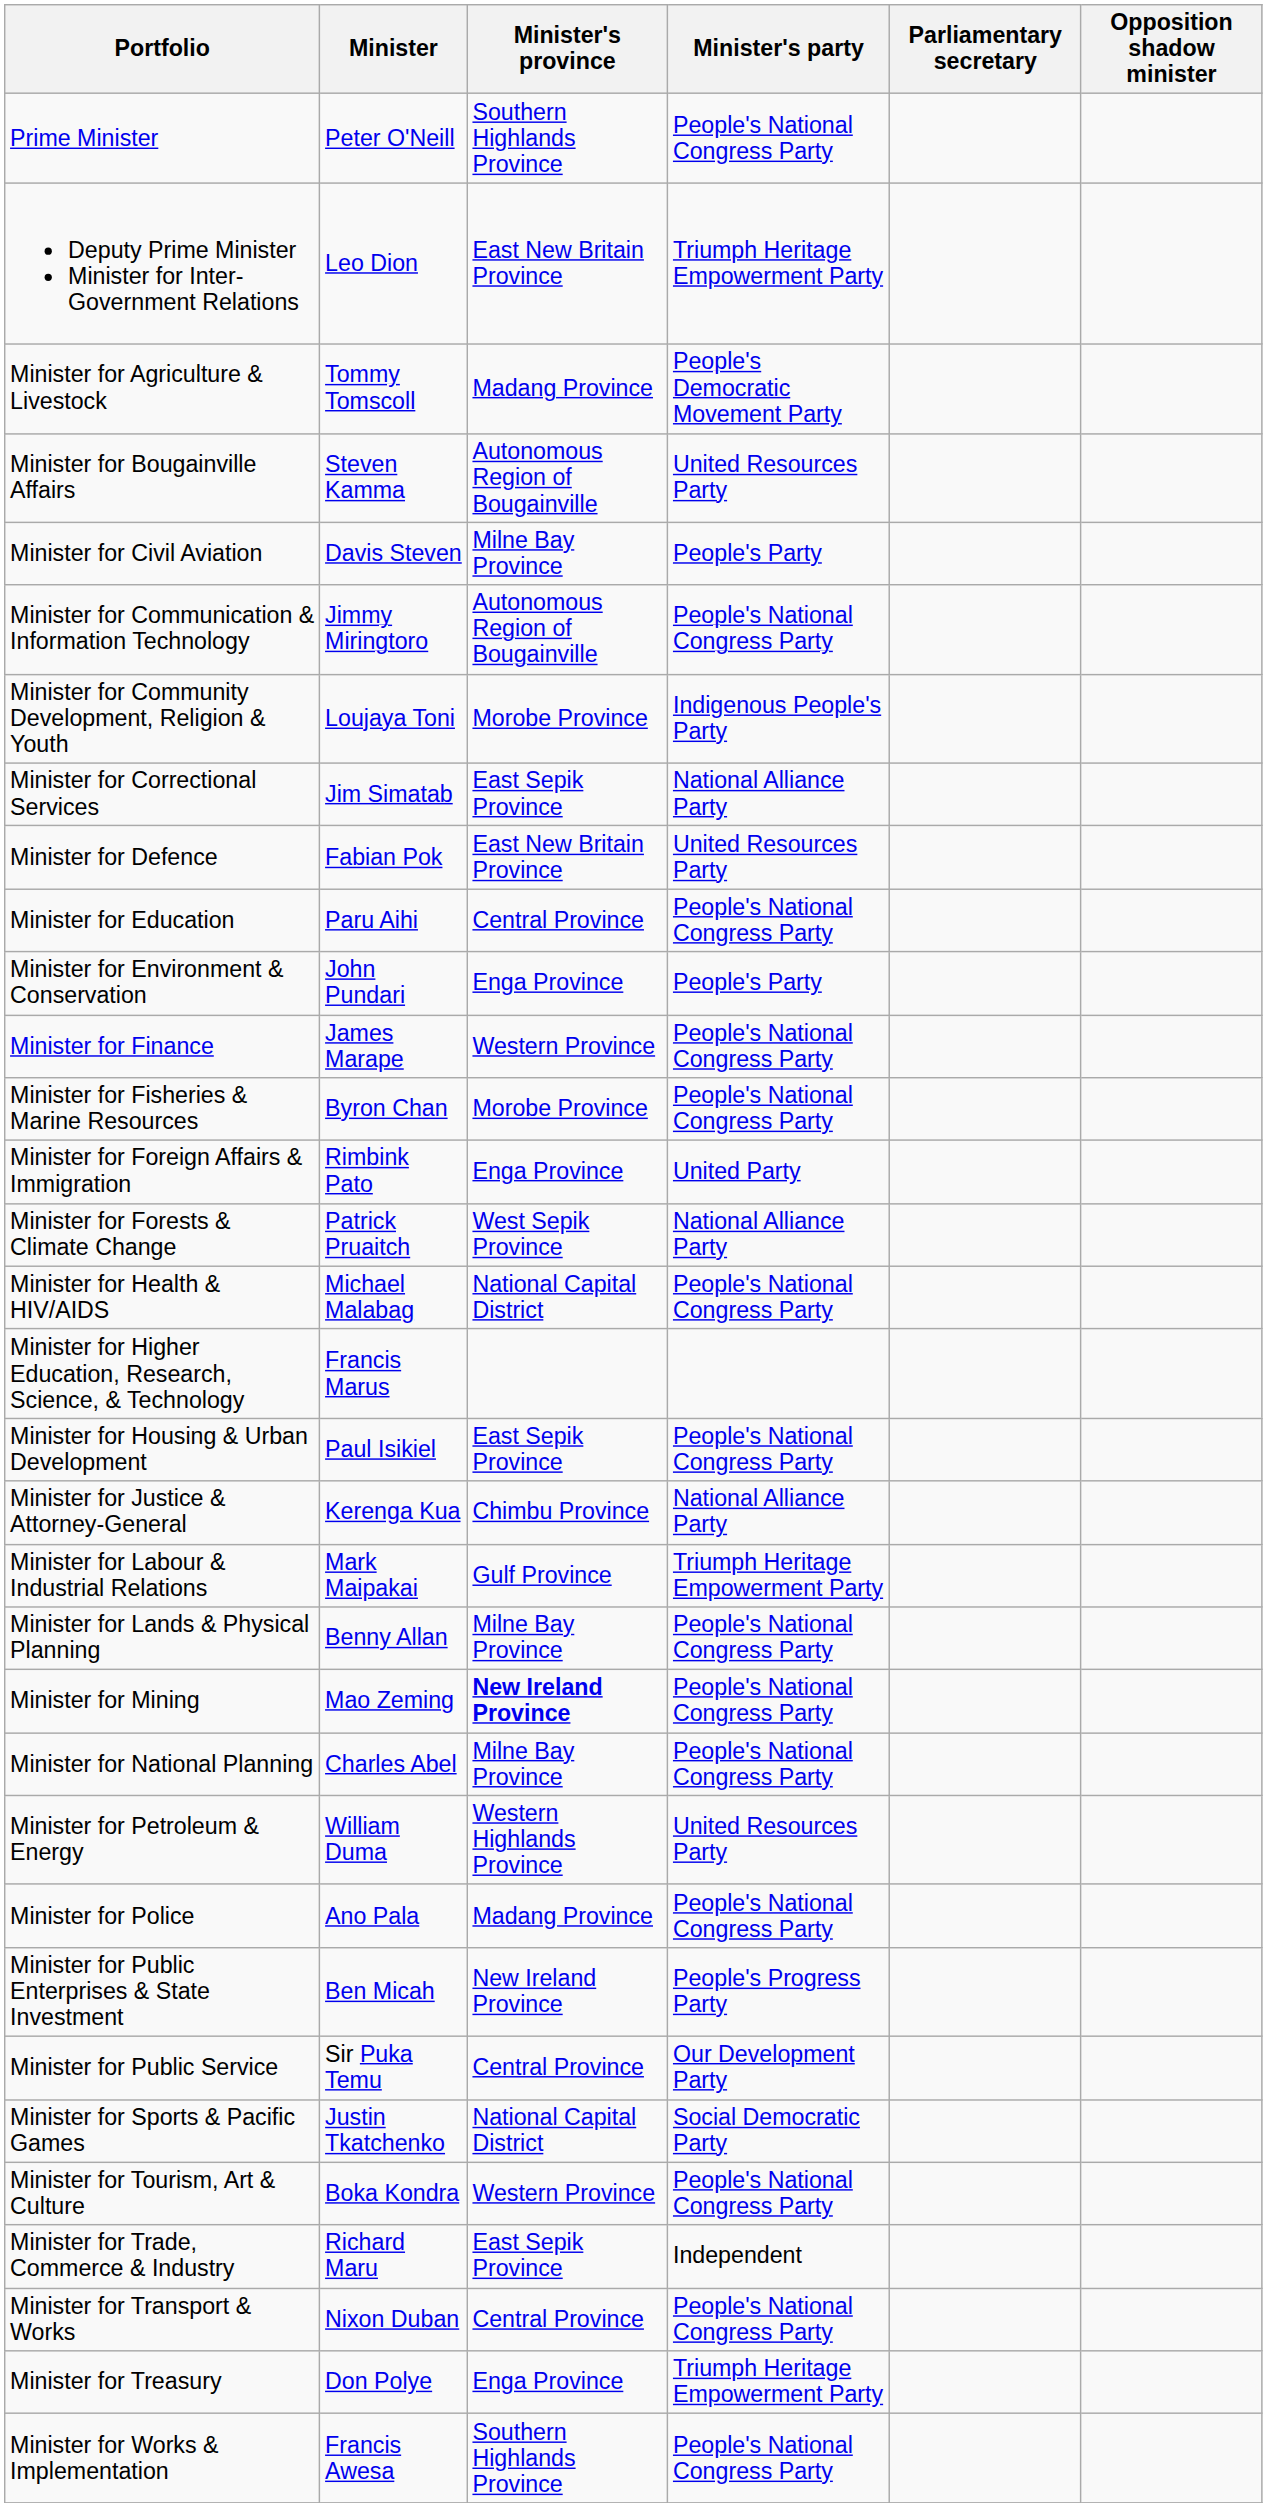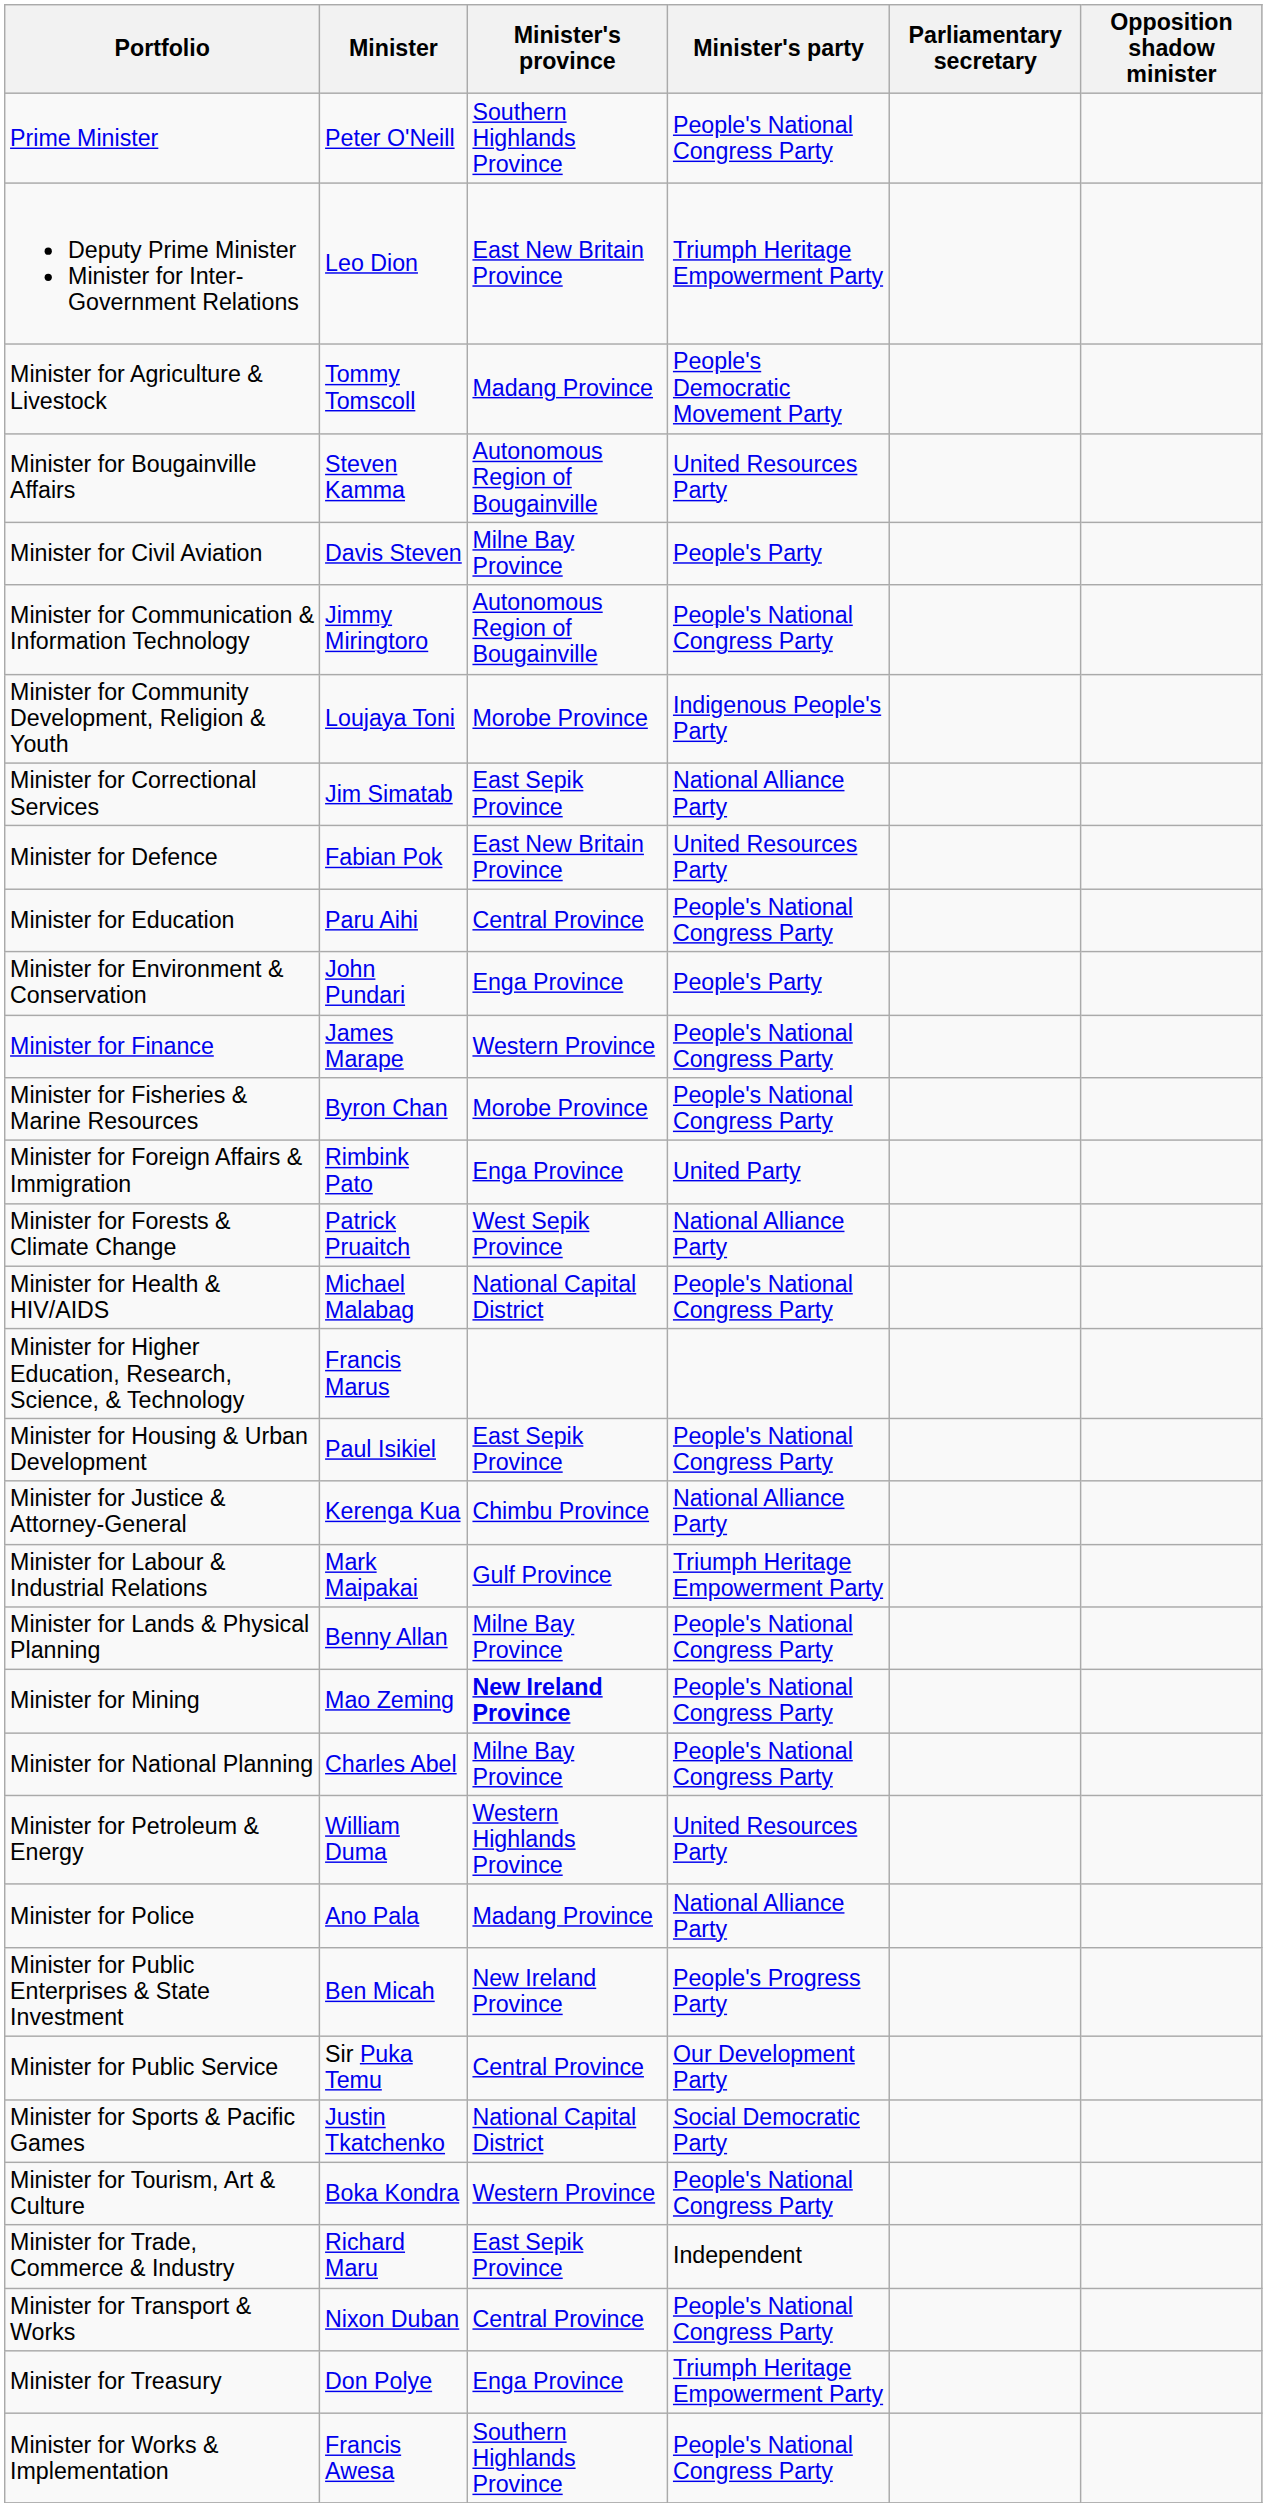(763, 1915) People's National Congress Party -> (759, 1915) National Alliance Party
